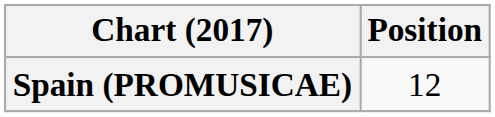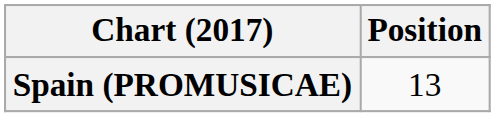(425, 83) 12 -> (425, 83) 13
